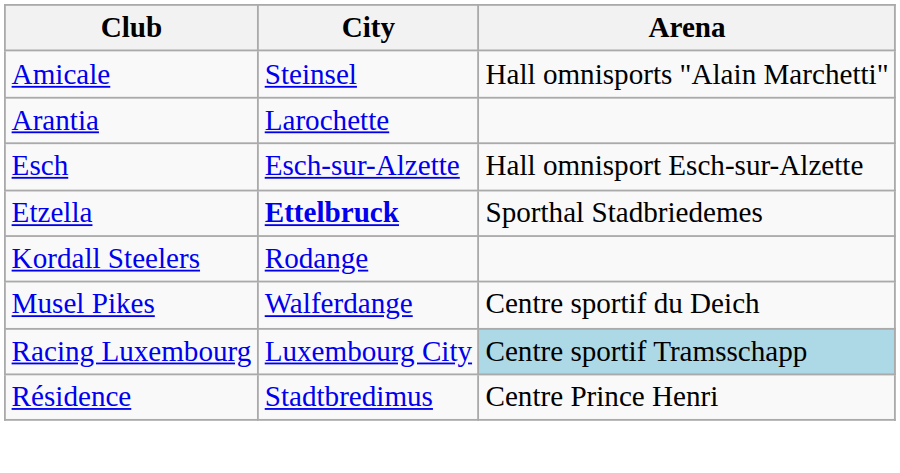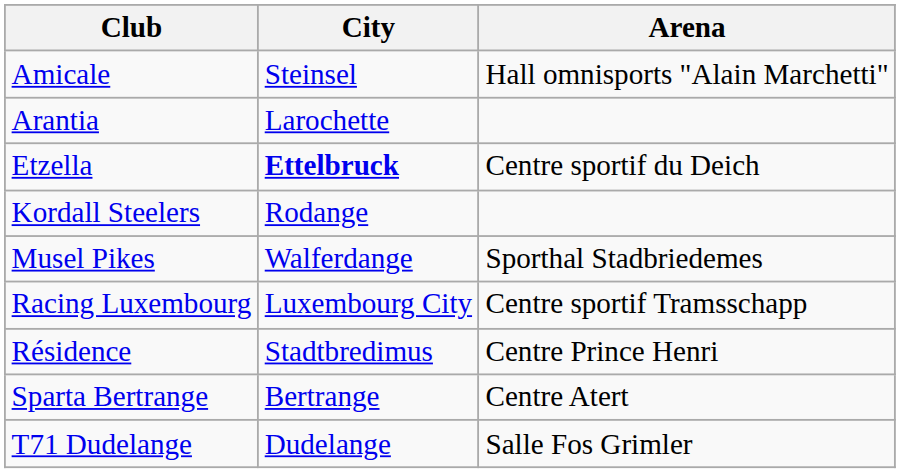- row: (40, 166)
(624, 212) Sporthal Stadbriedemes -> (623, 166) Centre sportif du Deich
(623, 304) Centre sportif du Deich -> (624, 258) Sporthal Stadbriedemes
(646, 350) lightblue background -> (646, 304) no background
+ row: (110, 397)
+ row: (102, 443)
